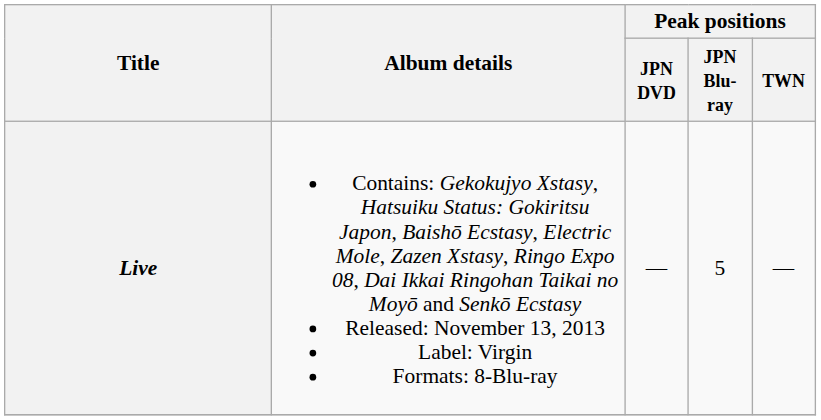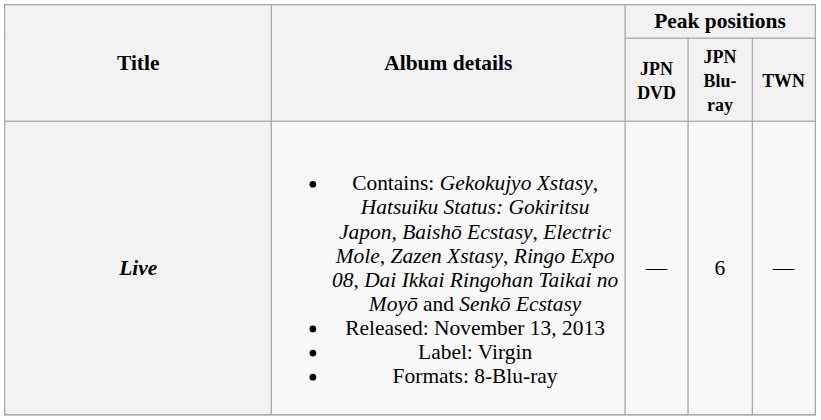(720, 267) 5 -> (720, 267) 6
